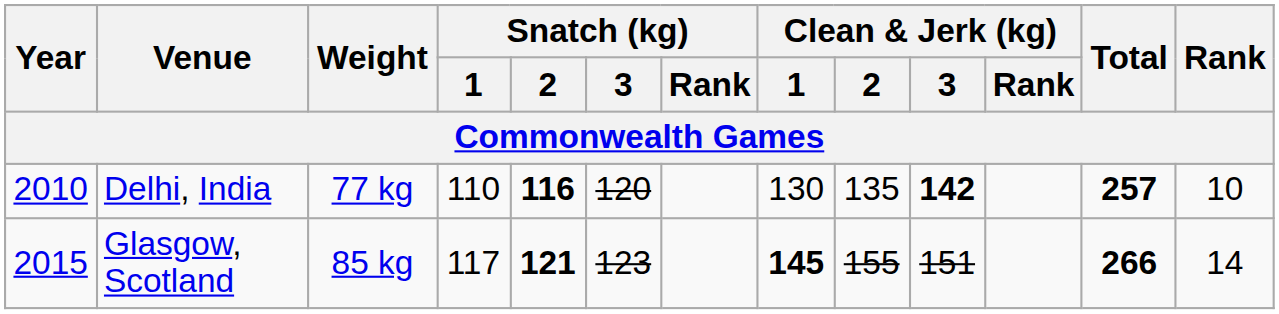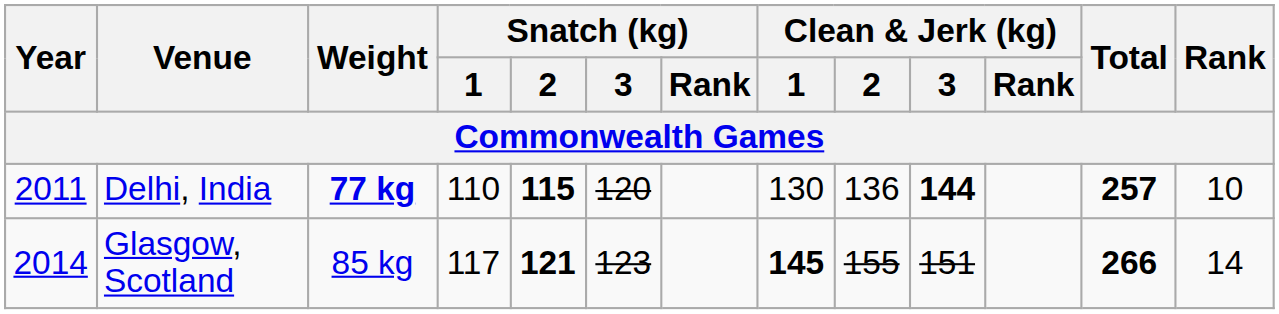(51, 190) 2010 -> (51, 190) 2011
(372, 190) normal -> (372, 190) bold
(548, 190) 116 -> (548, 190) 115
(872, 190) 135 -> (872, 190) 136
(947, 190) 142 -> (947, 190) 144
(51, 261) 2015 -> (51, 261) 2014
